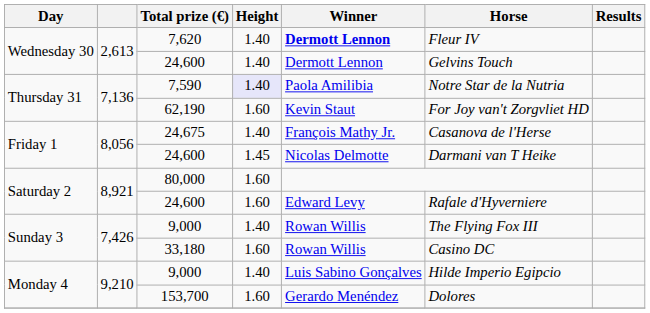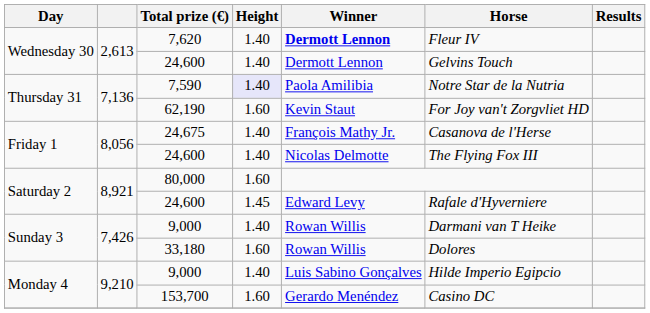(257, 156) 1.45 -> (257, 156) 1.40
(492, 156) Darmani van T Heike -> (483, 156) The Flying Fox III
(257, 202) 1.60 -> (257, 202) 1.45
(483, 226) The Flying Fox III -> (492, 226) Darmani van T Heike
(461, 249) Casino DC -> (452, 249) Dolores
(452, 296) Dolores -> (461, 296) Casino DC
